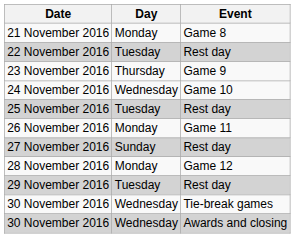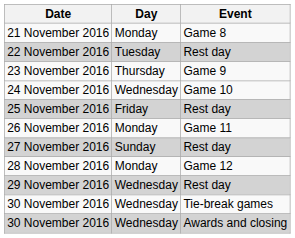(138, 109) Tuesday -> (131, 109) Friday
(138, 185) Tuesday -> (146, 185) Wednesday
